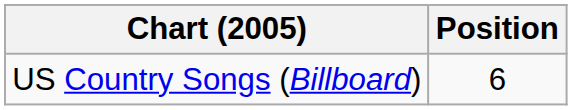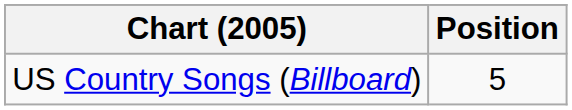(497, 78) 6 -> (497, 78) 5
